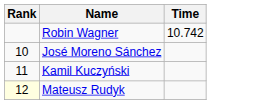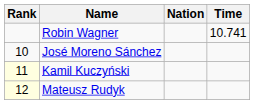+ column: (186, 14)
(185, 33) 10.742 -> (228, 33) 10.741
(22, 71) no background -> (22, 71) lightyellow background
